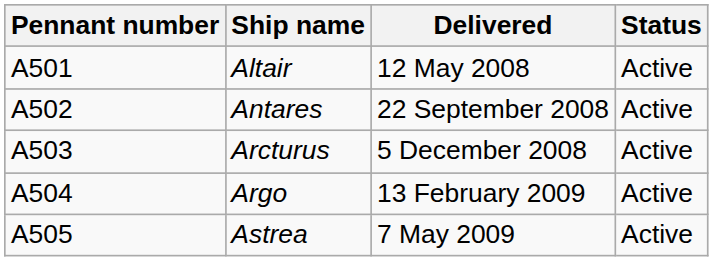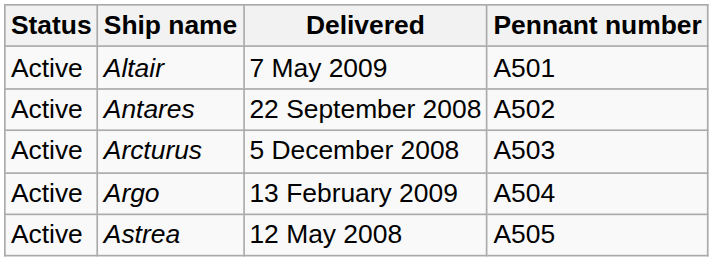columns swapped: (115, 25) <-> (661, 25)
(453, 67) 12 May 2008 -> (318, 67) 7 May 2009
(446, 234) 7 May 2009 -> (326, 234) 12 May 2008
